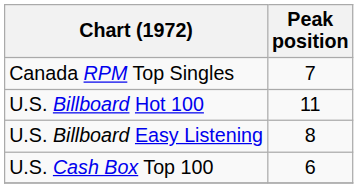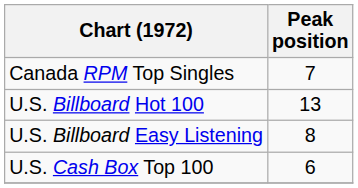(310, 104) 11 -> (310, 104) 13
